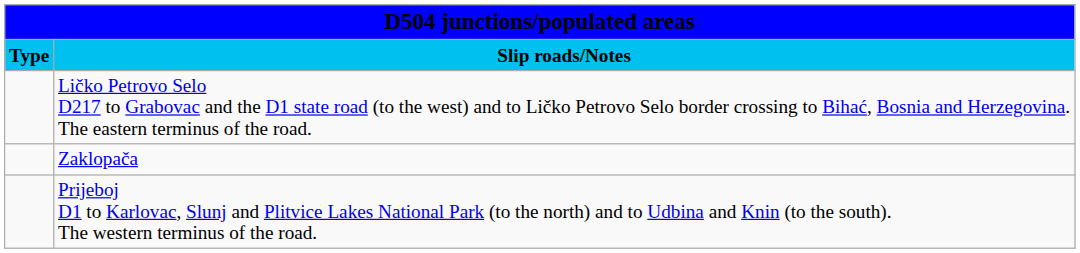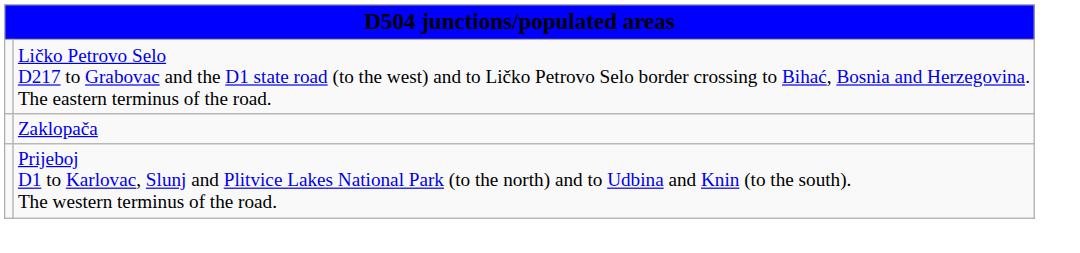- row: (564, 54)
